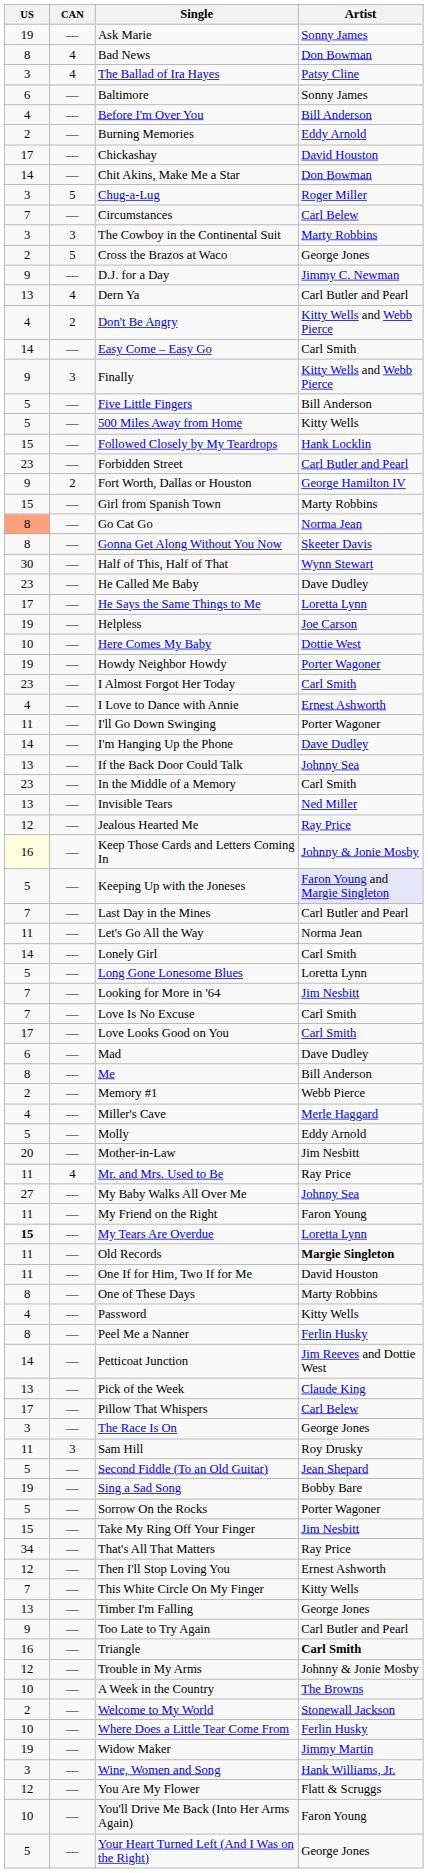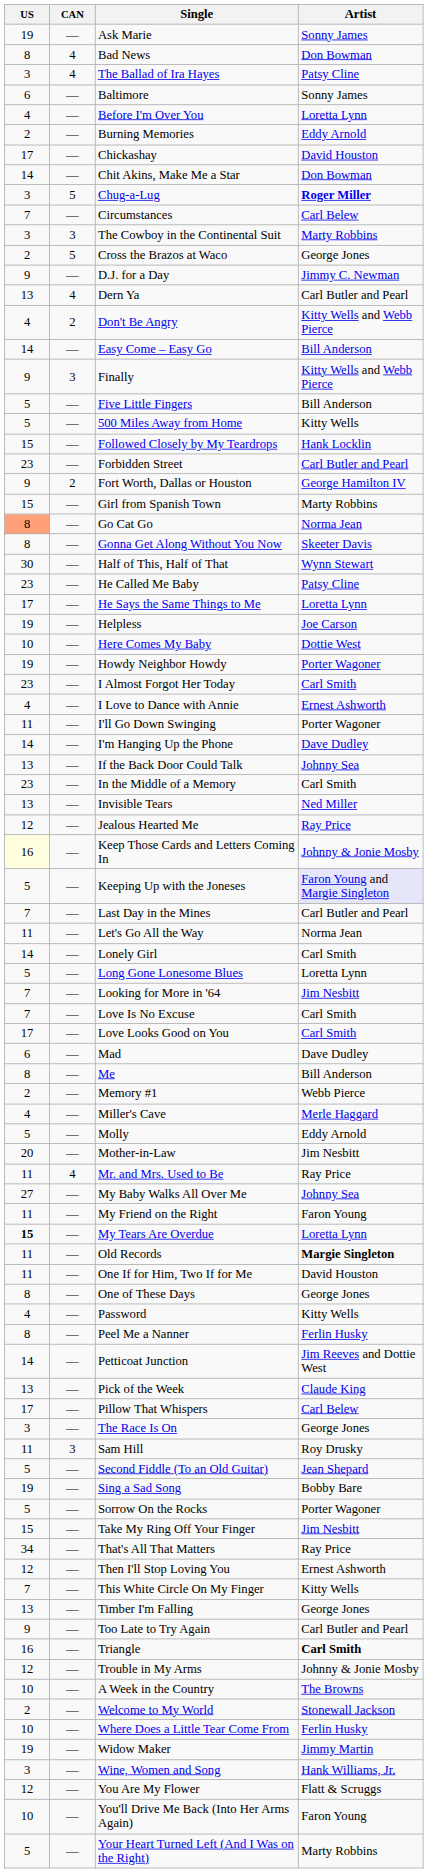(337, 114) Bill Anderson -> (334, 114) Loretta Lynn
(334, 194) normal -> (336, 194) bold
(329, 349) Carl Smith -> (337, 349) Bill Anderson
(335, 584) Dave Dudley -> (330, 584) Patsy Cline
(339, 1294) Marty Robbins -> (335, 1294) George Jones
(335, 1850) George Jones -> (339, 1850) Marty Robbins
